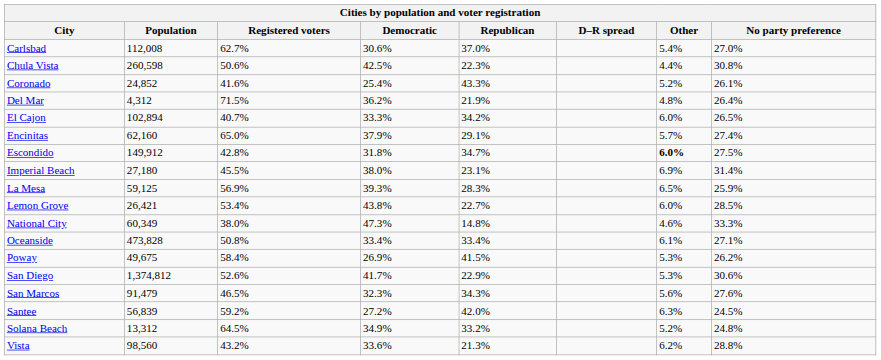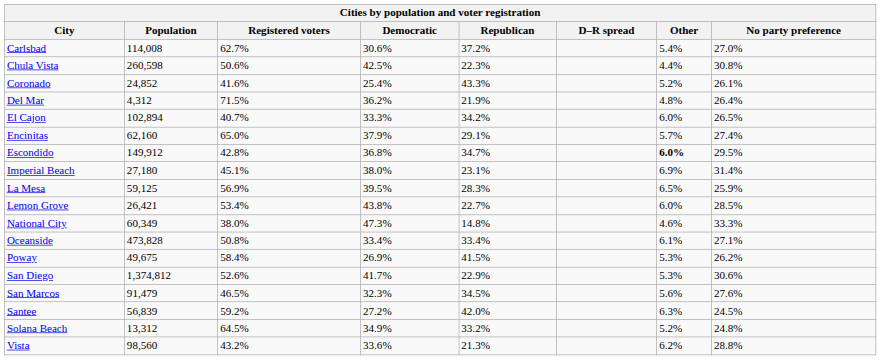(145, 48) 112,008 -> (145, 48) 114,008
(476, 48) 37.0% -> (476, 48) 37.2%
(377, 153) 31.8% -> (377, 153) 36.8%
(728, 153) 27.5% -> (728, 153) 29.5%
(234, 170) 45.5% -> (234, 170) 45.1%
(377, 188) 39.3% -> (377, 188) 39.5%
(476, 293) 34.3% -> (476, 293) 34.5%
